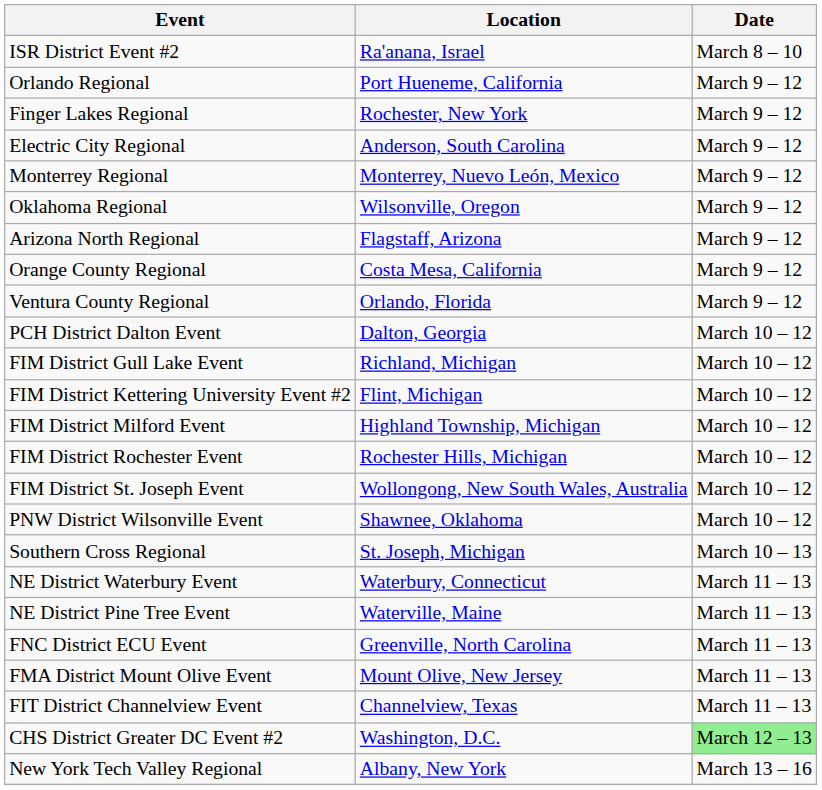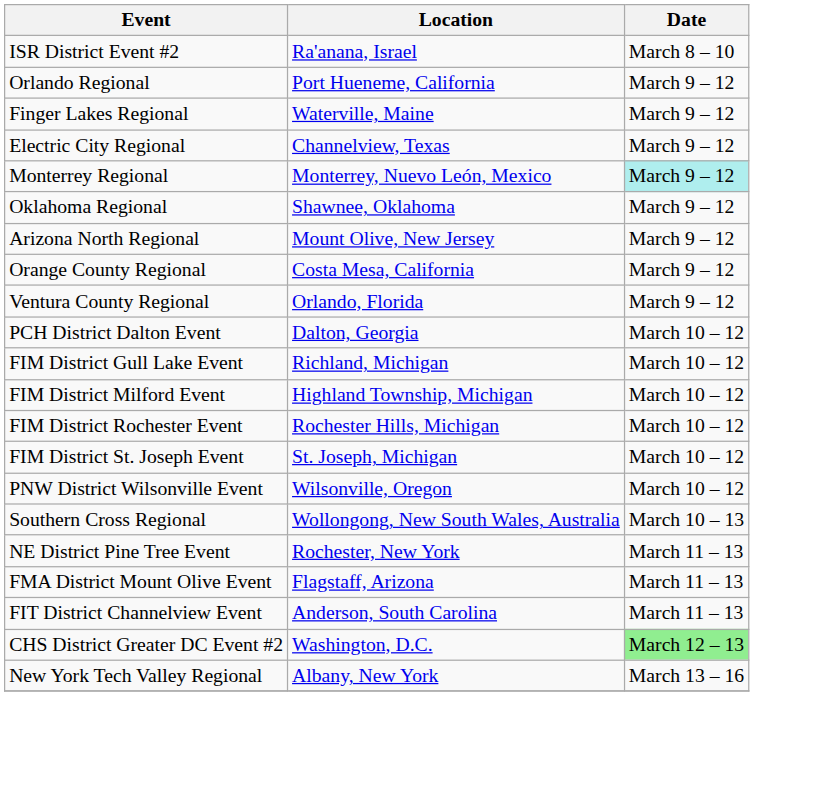(444, 113) Rochester, New York -> (363, 113) Waterville, Maine
(462, 144) Anderson, South Carolina -> (371, 144) Channelview, Texas
(749, 176) no background -> (682, 176) paleturquoise background
(440, 207) Wilsonville, Oregon -> (373, 207) Shawnee, Oklahoma
(431, 238) Flagstaff, Arizona -> (393, 238) Mount Olive, New Jersey
- row: (180, 394)
(524, 488) Wollongong, New South Wales, Australia -> (375, 457) St. Joseph, Michigan
(441, 519) Shawnee, Oklahoma -> (372, 488) Wilsonville, Oregon
(442, 550) St. Joseph, Michigan -> (456, 519) Wollongong, New South Wales, Australia
- row: (123, 581)
(431, 613) Waterville, Maine -> (376, 550) Rochester, New York
- row: (108, 644)
(461, 675) Mount Olive, New Jersey -> (363, 581) Flagstaff, Arizona
(439, 706) Channelview, Texas -> (395, 613) Anderson, South Carolina
